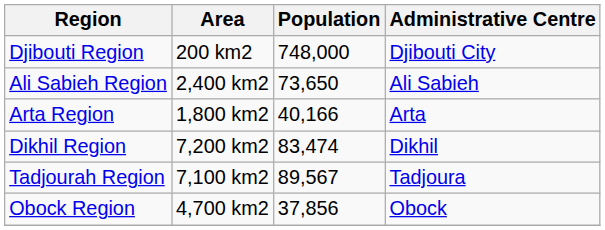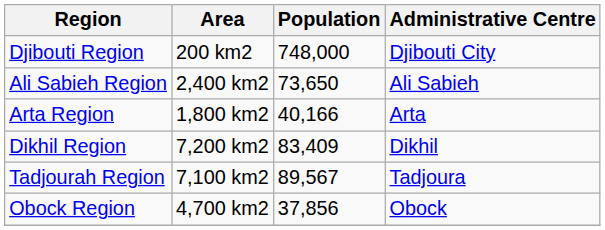(308, 146) 83,474 -> (308, 146) 83,409
